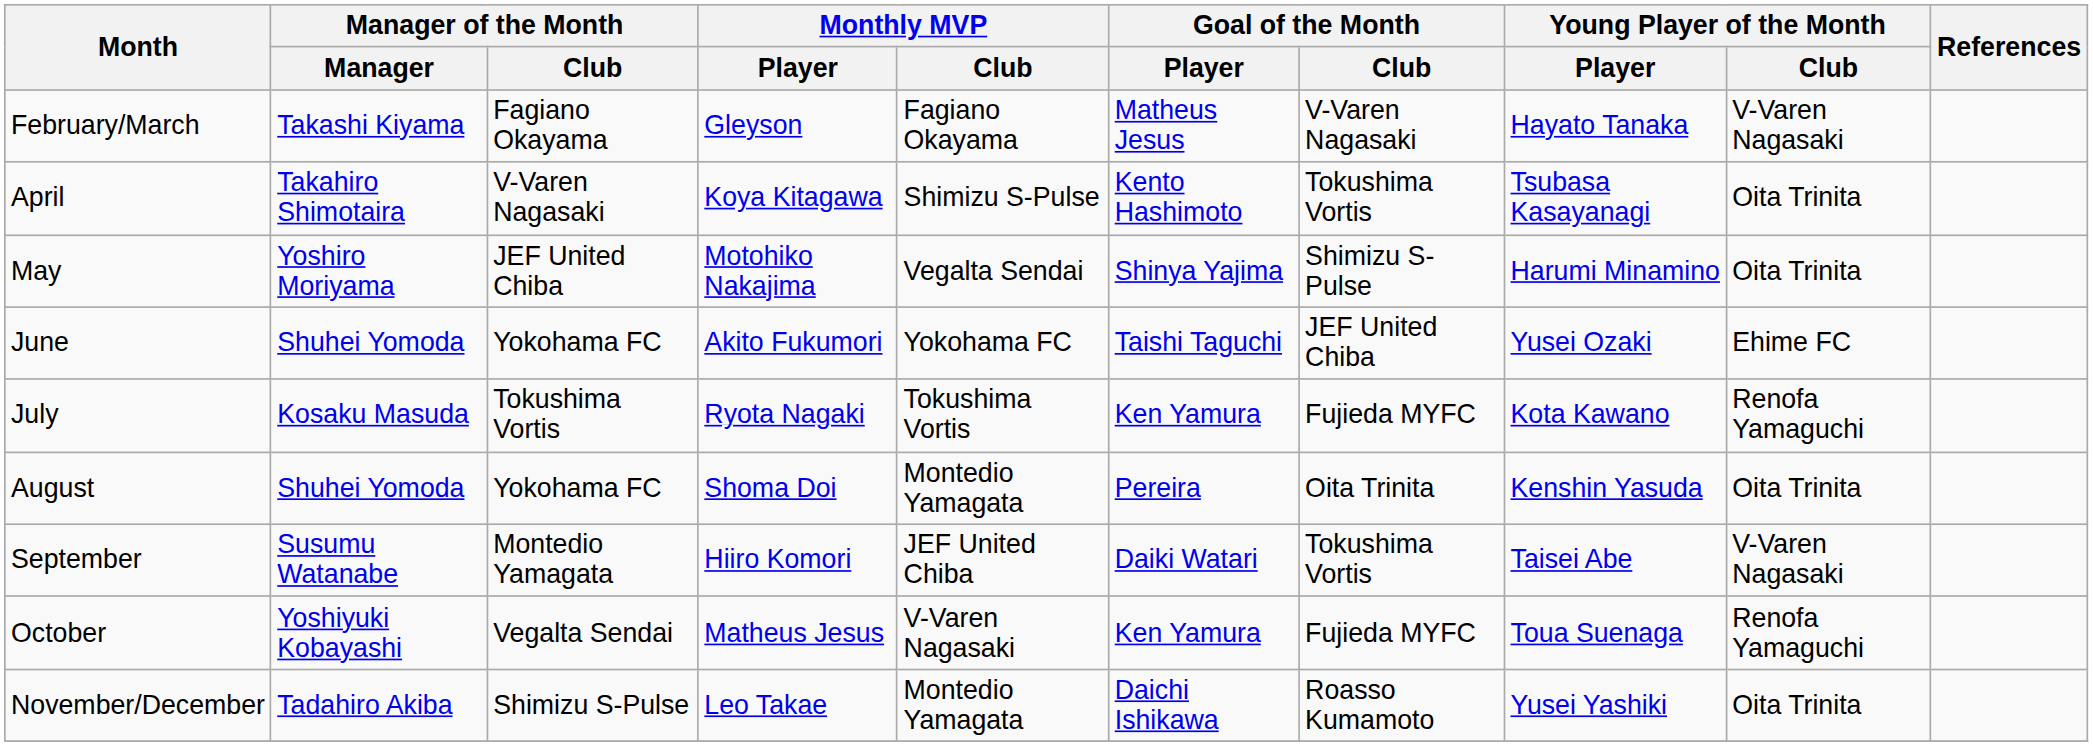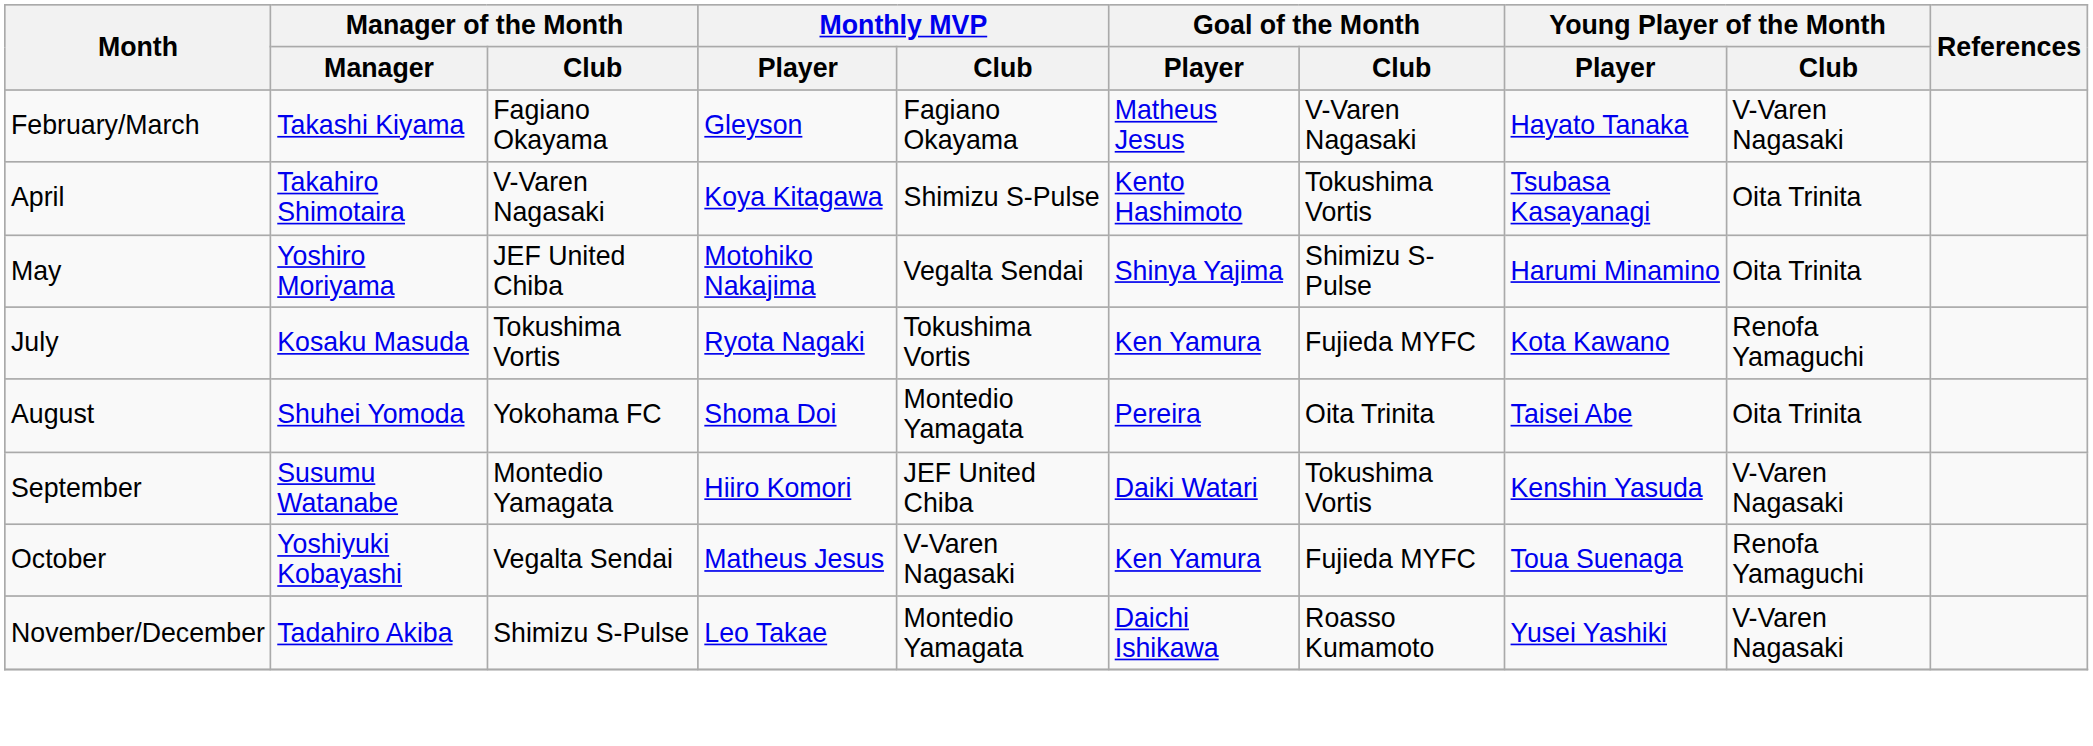- row: (40, 342)
(1607, 487) Kenshin Yasuda -> (1571, 415) Taisei Abe
(1571, 560) Taisei Abe -> (1607, 487) Kenshin Yasuda
(1797, 704) Oita Trinita -> (1788, 632) V-Varen Nagasaki
